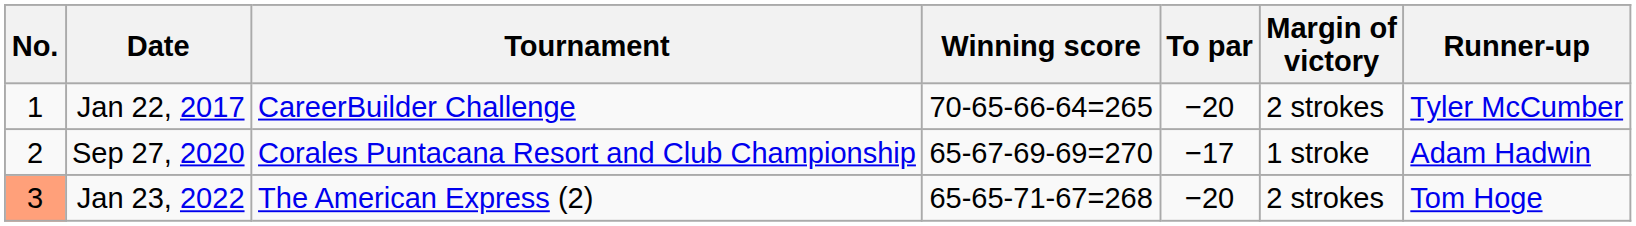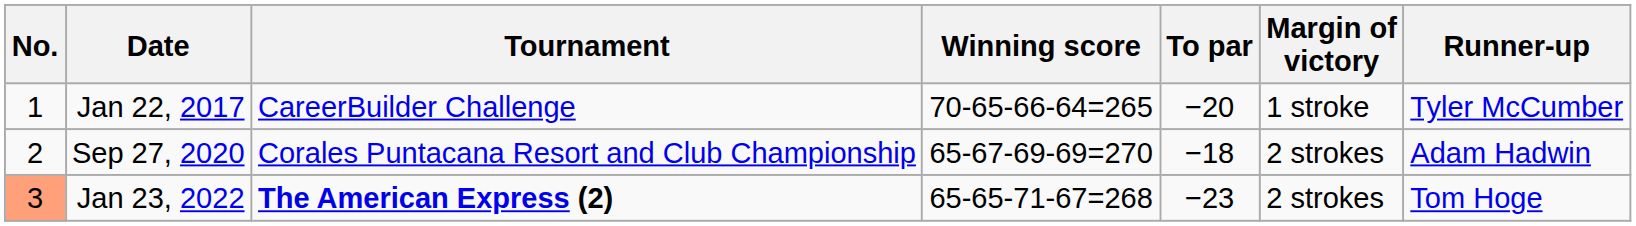(1325, 107) 2 strokes -> (1318, 107) 1 stroke
(1210, 153) −17 -> (1210, 153) −18
(1318, 153) 1 stroke -> (1325, 153) 2 strokes
(426, 198) normal -> (436, 198) bold
(1210, 198) −20 -> (1210, 198) −23
